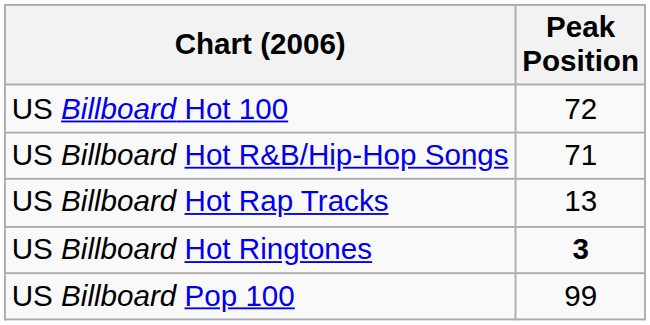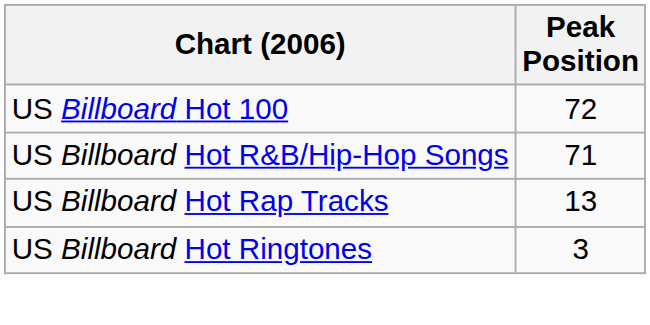(581, 249) bold -> (581, 249) normal
- row: (153, 295)
